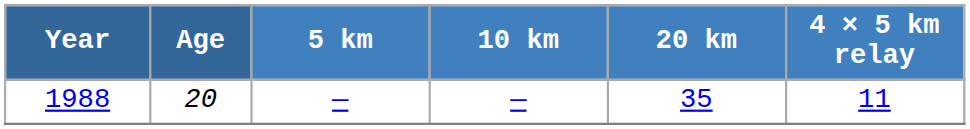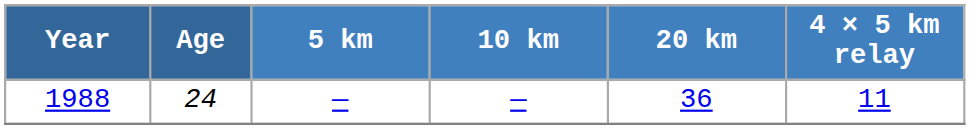(201, 102) 20 -> (201, 102) 24
(696, 102) 35 -> (696, 102) 36
